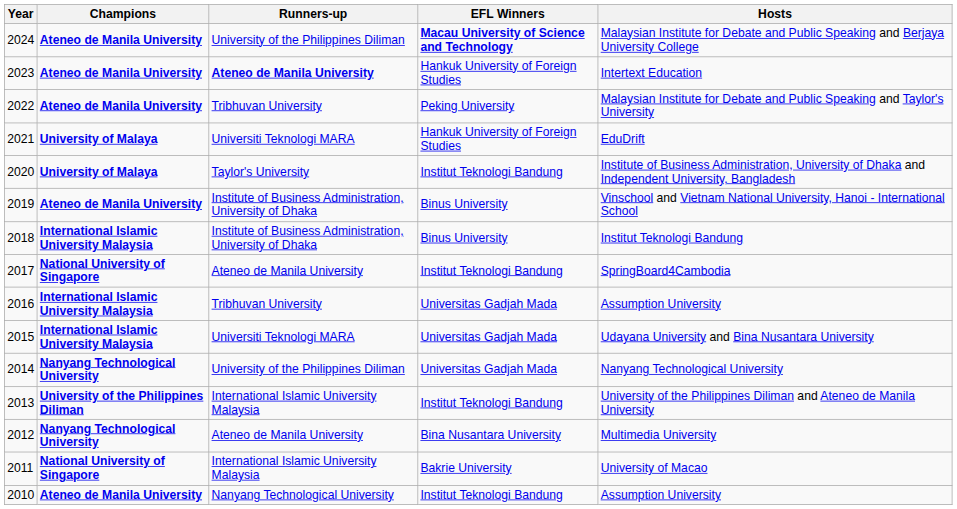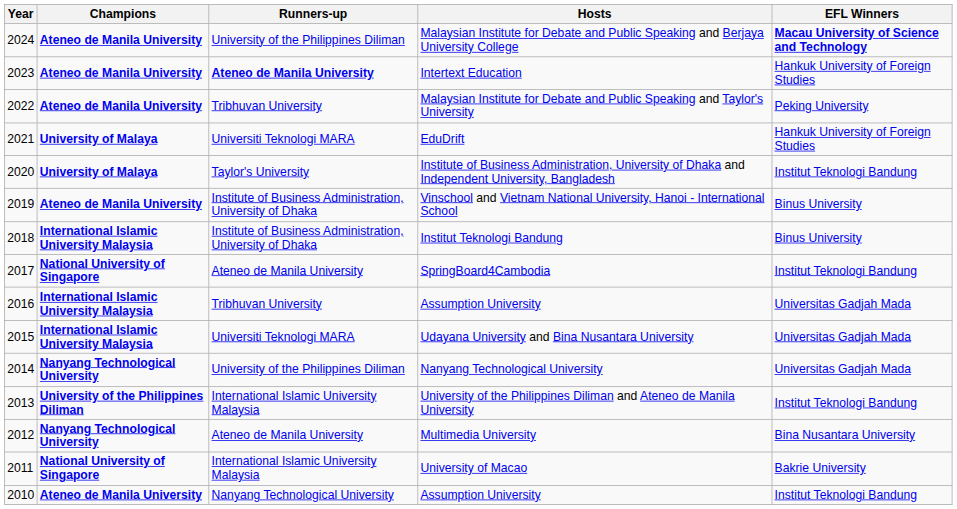columns swapped: (508, 14) <-> (775, 14)
